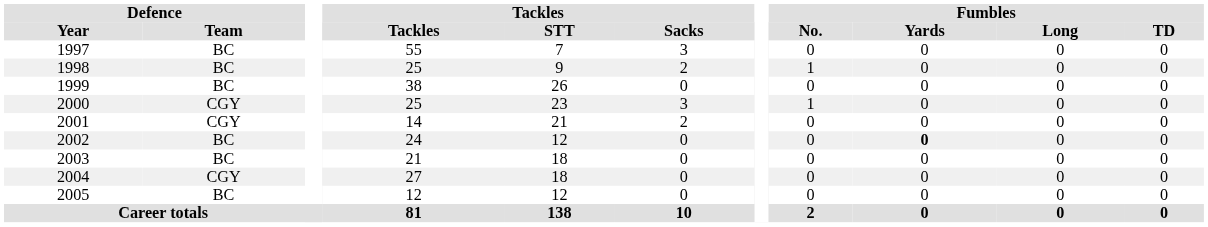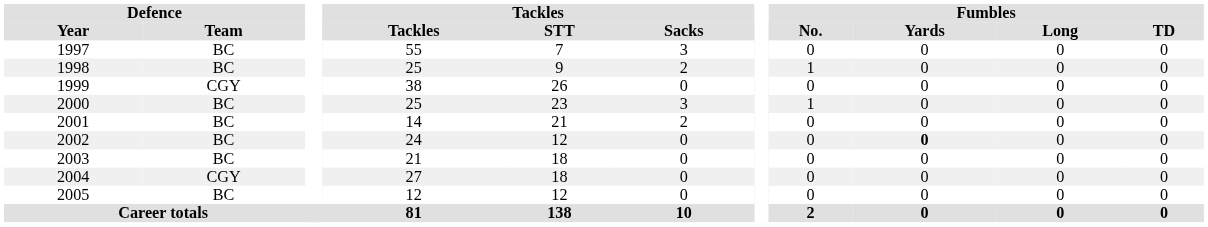(224, 85) BC -> (224, 85) CGY
(224, 103) CGY -> (224, 103) BC
(224, 122) CGY -> (224, 122) BC
